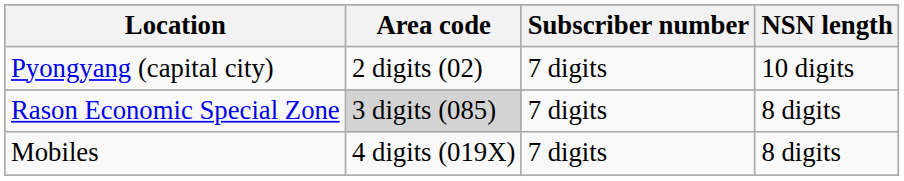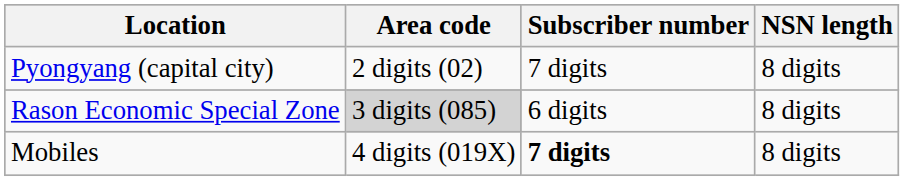(808, 68) 10 digits -> (801, 68) 8 digits
(567, 110) 7 digits -> (567, 110) 6 digits
(567, 152) normal -> (569, 152) bold
